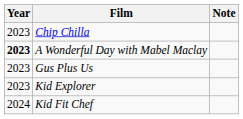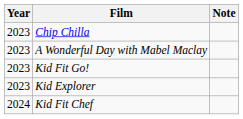(19, 50) bold -> (19, 50) normal
- row: (64, 68)
+ row: (62, 68)
